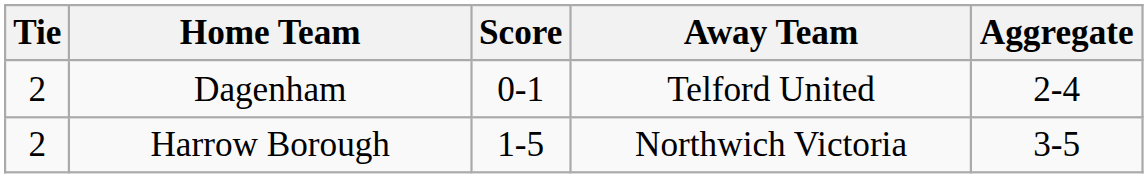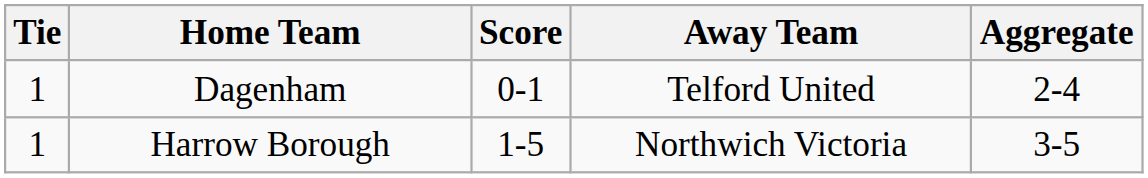(37, 88) 2 -> (37, 88) 1
(37, 144) 2 -> (37, 144) 1
